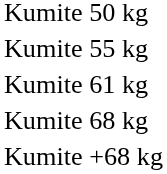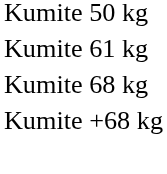- row: (76, 48)
